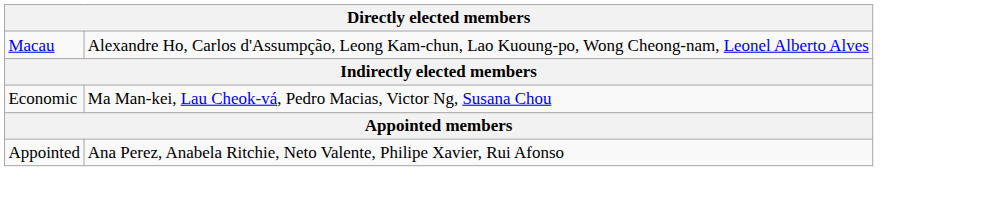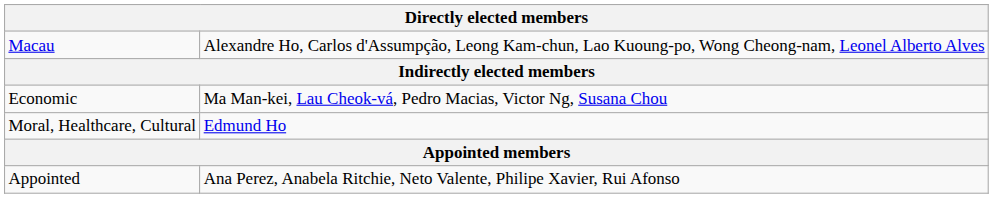+ row: (102, 125)
